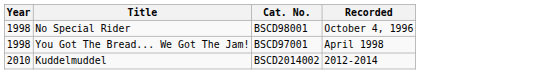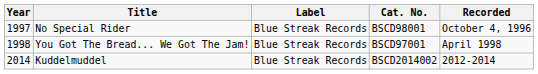+ column: (311, 12)
(19, 29) 1998 -> (19, 29) 1997
(19, 61) 2010 -> (19, 61) 2014
